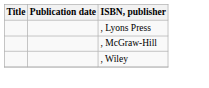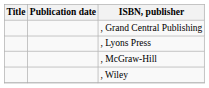+ row: (151, 28)
